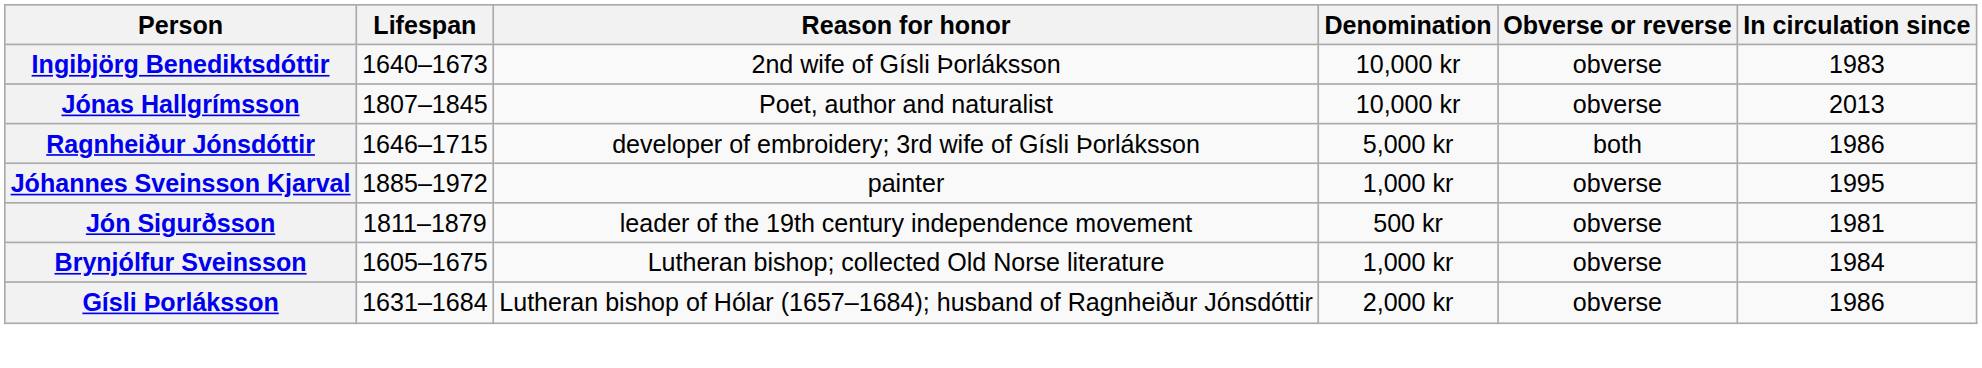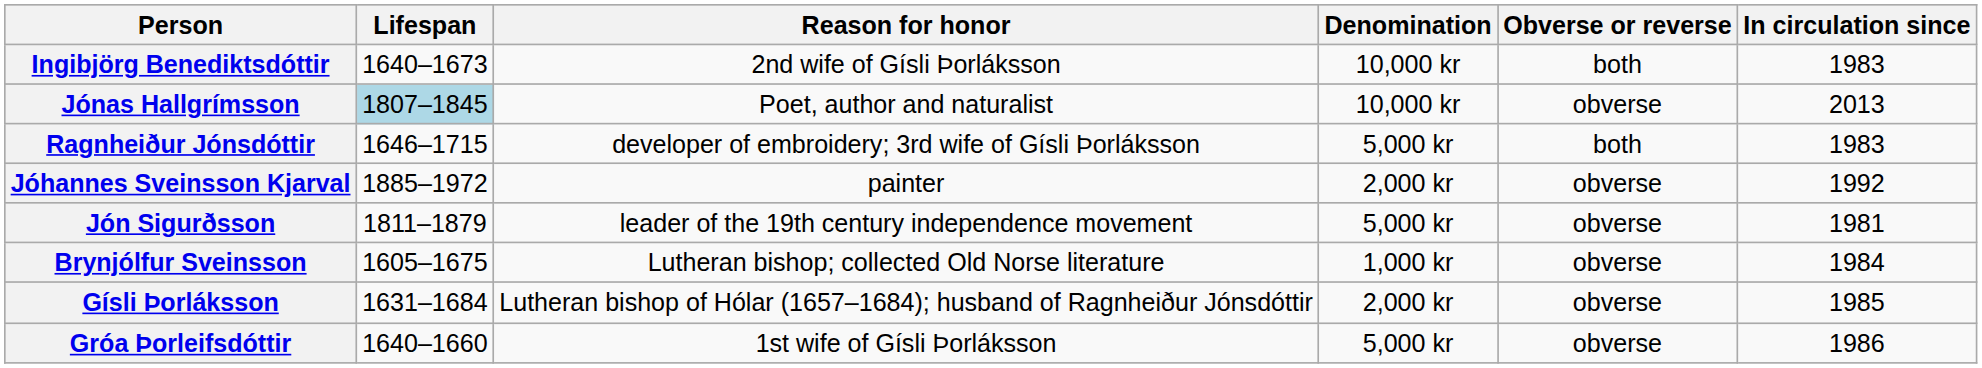(1617, 65) obverse -> (1617, 65) both
(425, 104) no background -> (425, 104) lightblue background
(1857, 144) 1986 -> (1857, 144) 1983
(1408, 184) 1,000 kr -> (1408, 184) 2,000 kr
(1857, 184) 1995 -> (1857, 184) 1992
(1408, 223) 500 kr -> (1408, 223) 5,000 kr
(1857, 303) 1986 -> (1857, 303) 1985
+ row: (181, 342)
